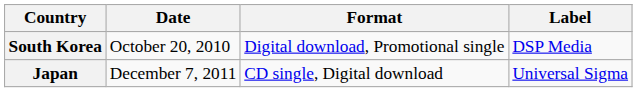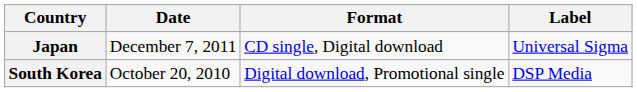rows swapped: (55, 45) <-> (55, 73)
